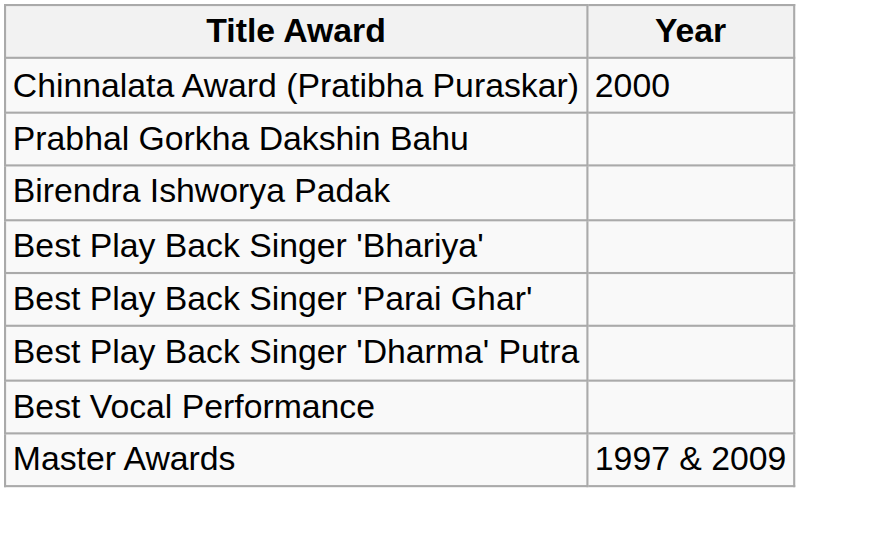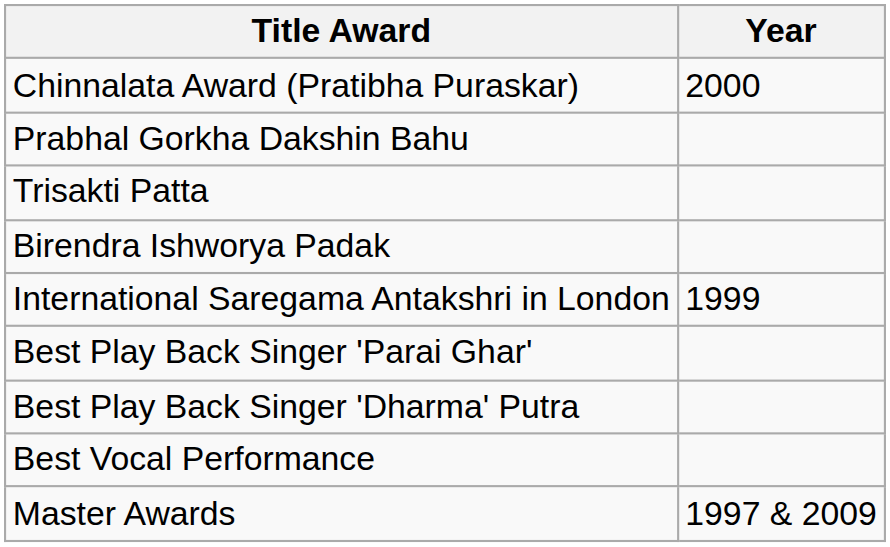+ row: (111, 191)
+ row: (341, 298)
- row: (248, 245)
